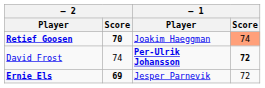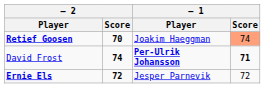(117, 57) normal -> (117, 57) bold
(245, 57) 72 -> (245, 57) 71
(117, 76) 69 -> (117, 76) 72
